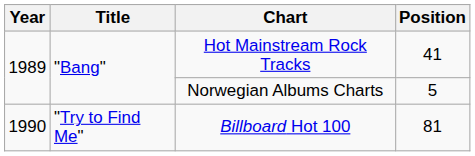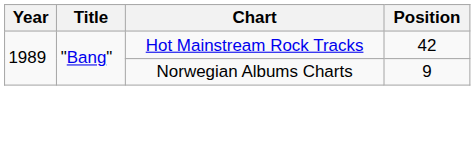(432, 54) 41 -> (427, 44) 42
(433, 90) 5 -> (427, 71) 9
- row: (285, 127)
